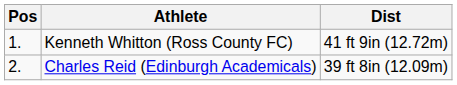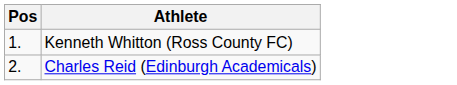- column: (386, 17)
